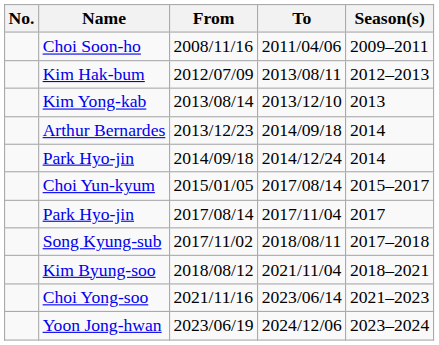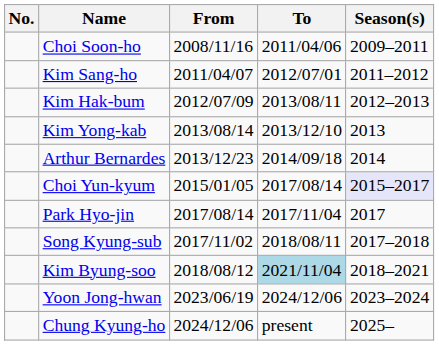+ row: (90, 74)
- row: (88, 158)
(390, 185) no background -> (390, 185) lavender background
(301, 269) no background -> (302, 269) lightblue background
- row: (95, 297)
+ row: (104, 325)
